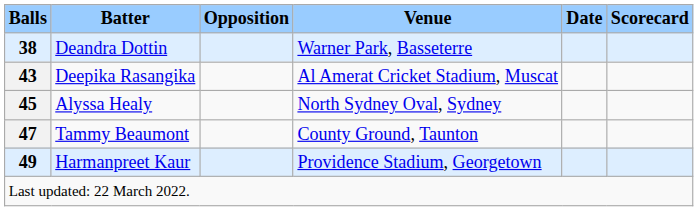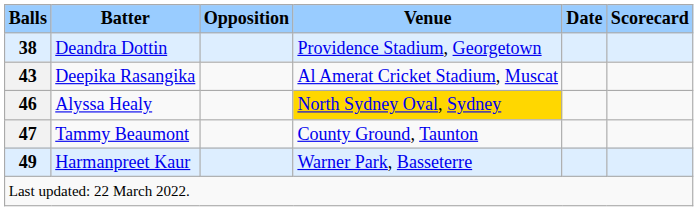(385, 47) Warner Park, Basseterre -> (420, 47) Providence Stadium, Georgetown
(28, 104) 45 -> (28, 104) 46
(399, 104) no background -> (399, 104) gold background
(420, 162) Providence Stadium, Georgetown -> (385, 162) Warner Park, Basseterre
